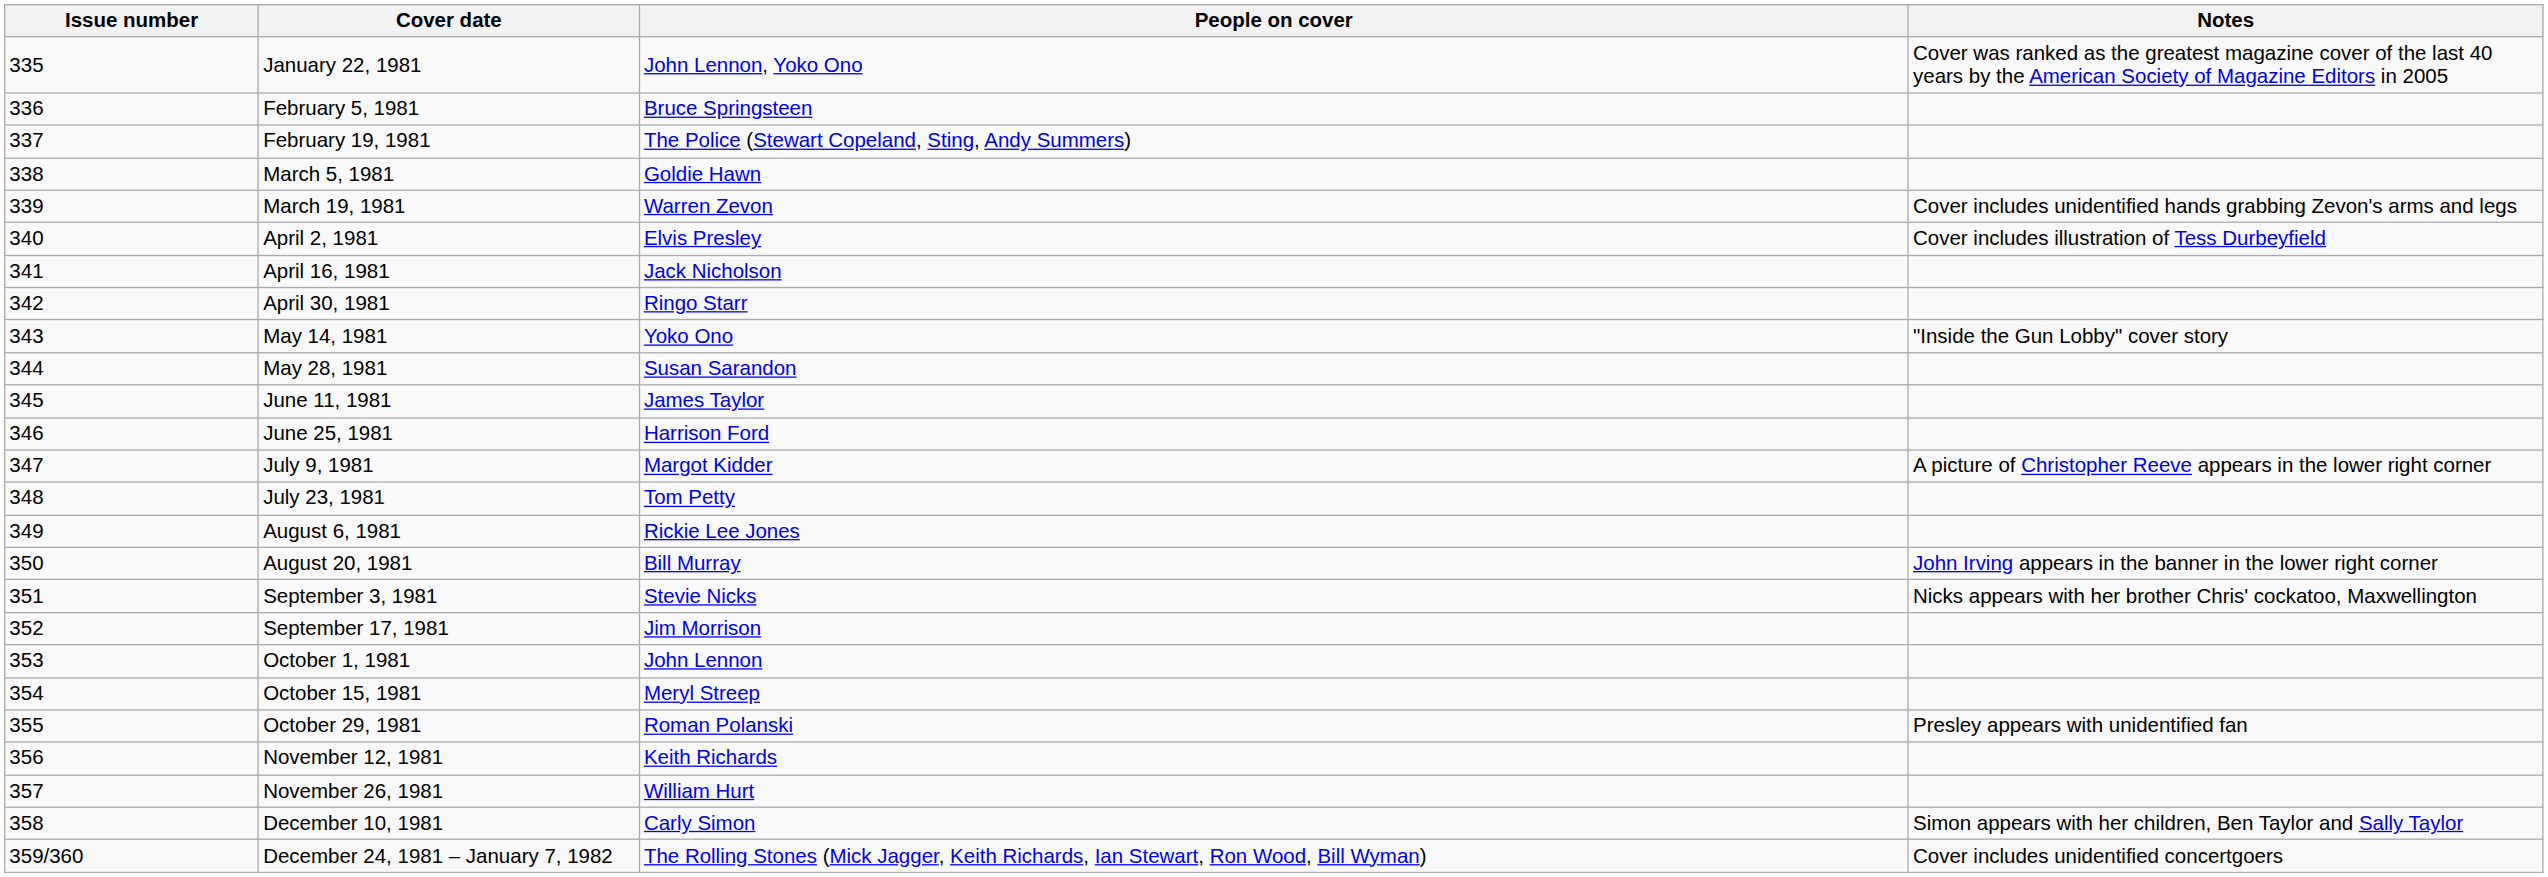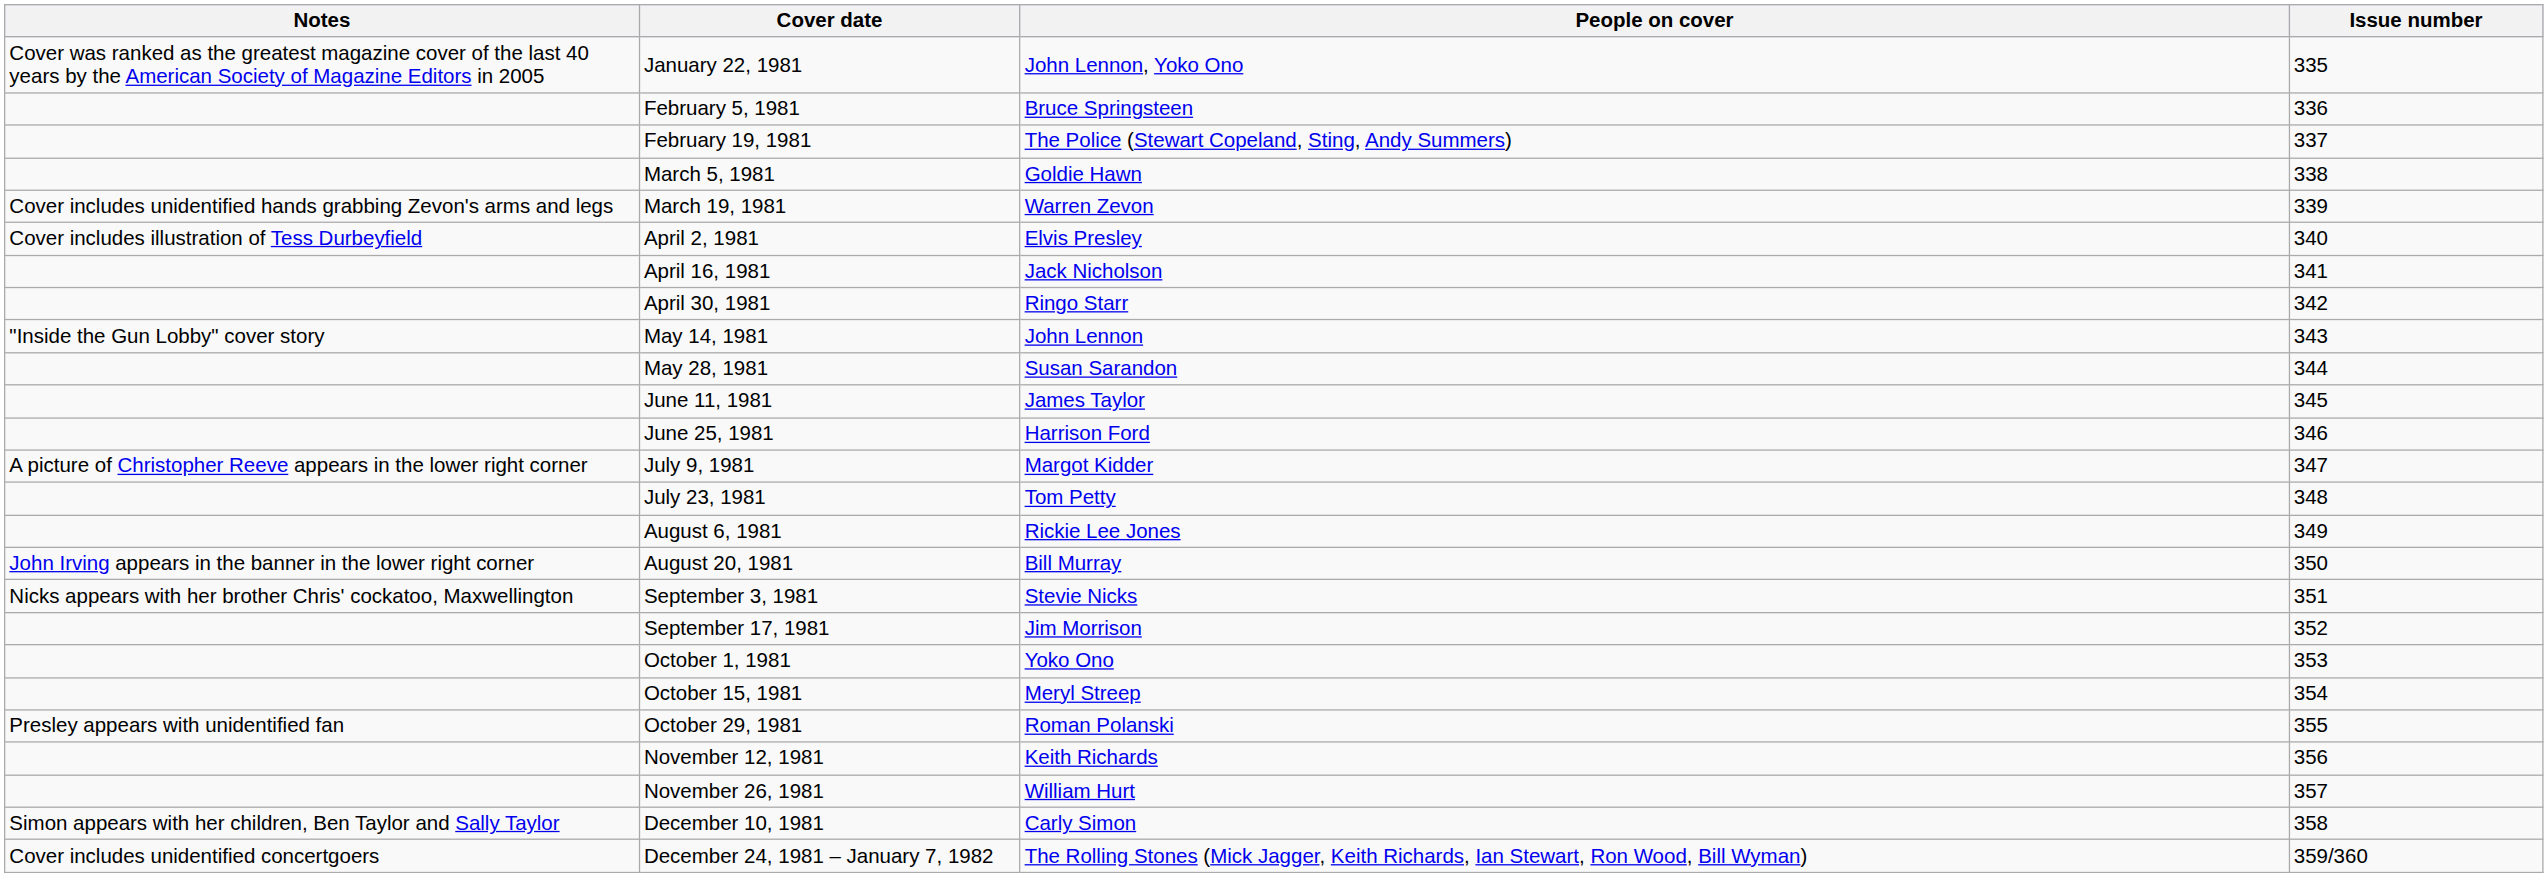columns swapped: (132, 20) <-> (2226, 20)
(688, 336) Yoko Ono -> (1084, 336) John Lennon
(703, 660) John Lennon -> (1069, 660) Yoko Ono
